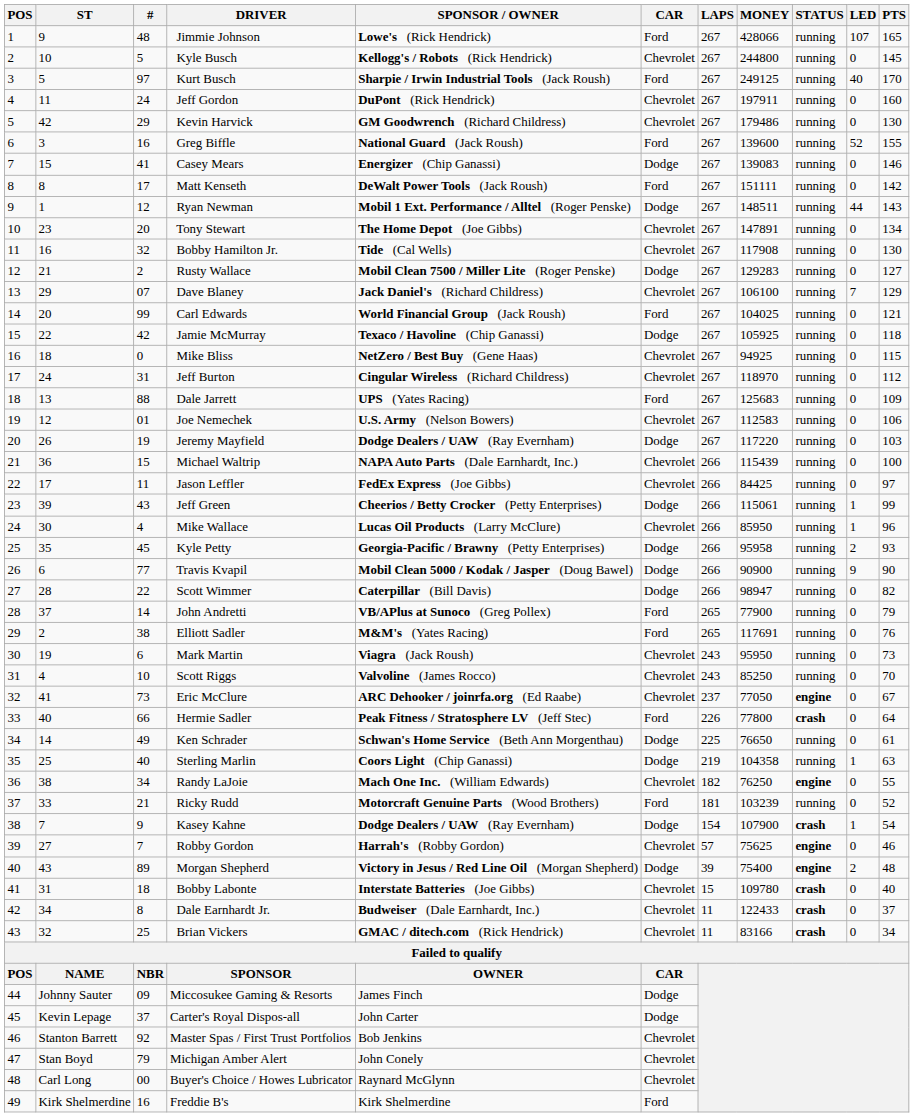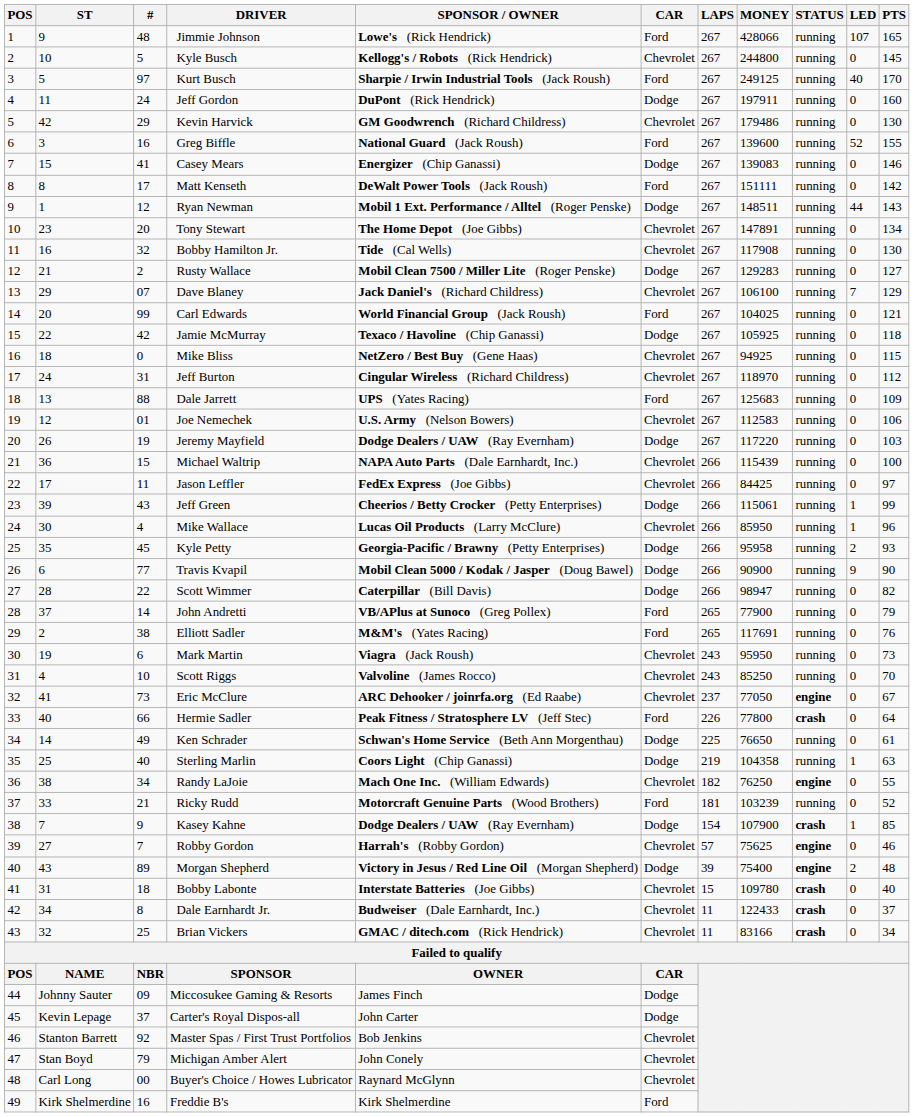(669, 100) Chevrolet -> (661, 100) Dodge
(889, 824) 54 -> (889, 824) 85
